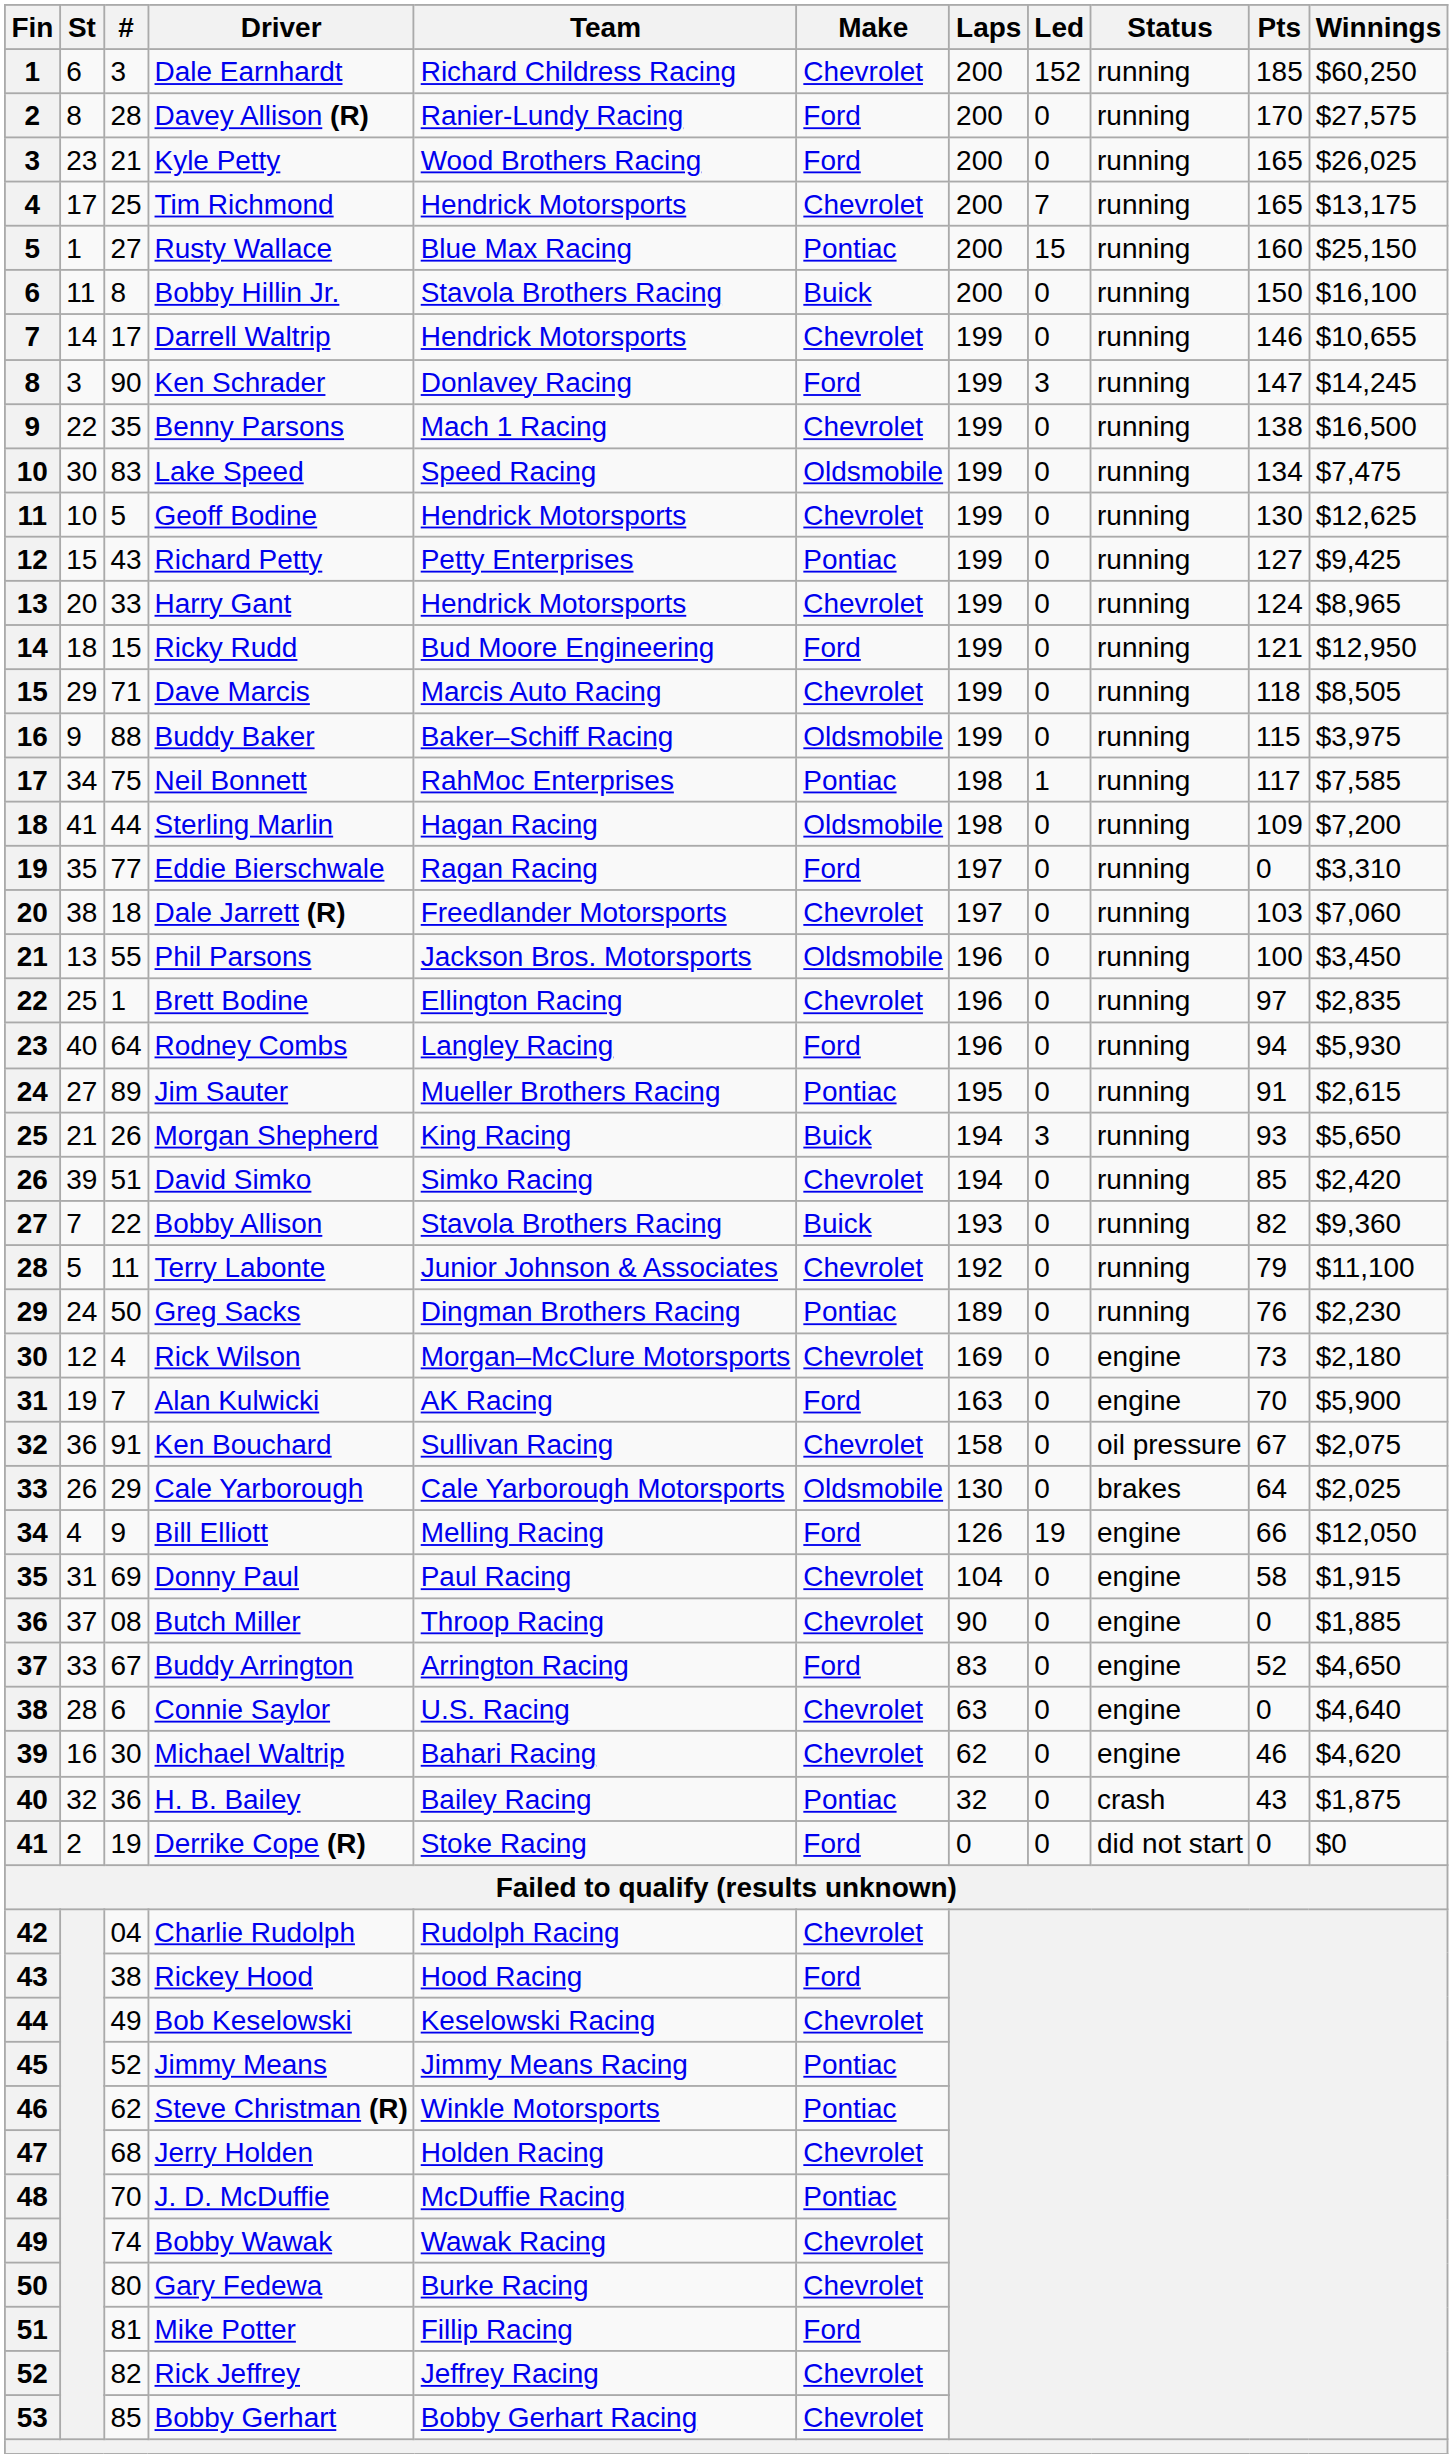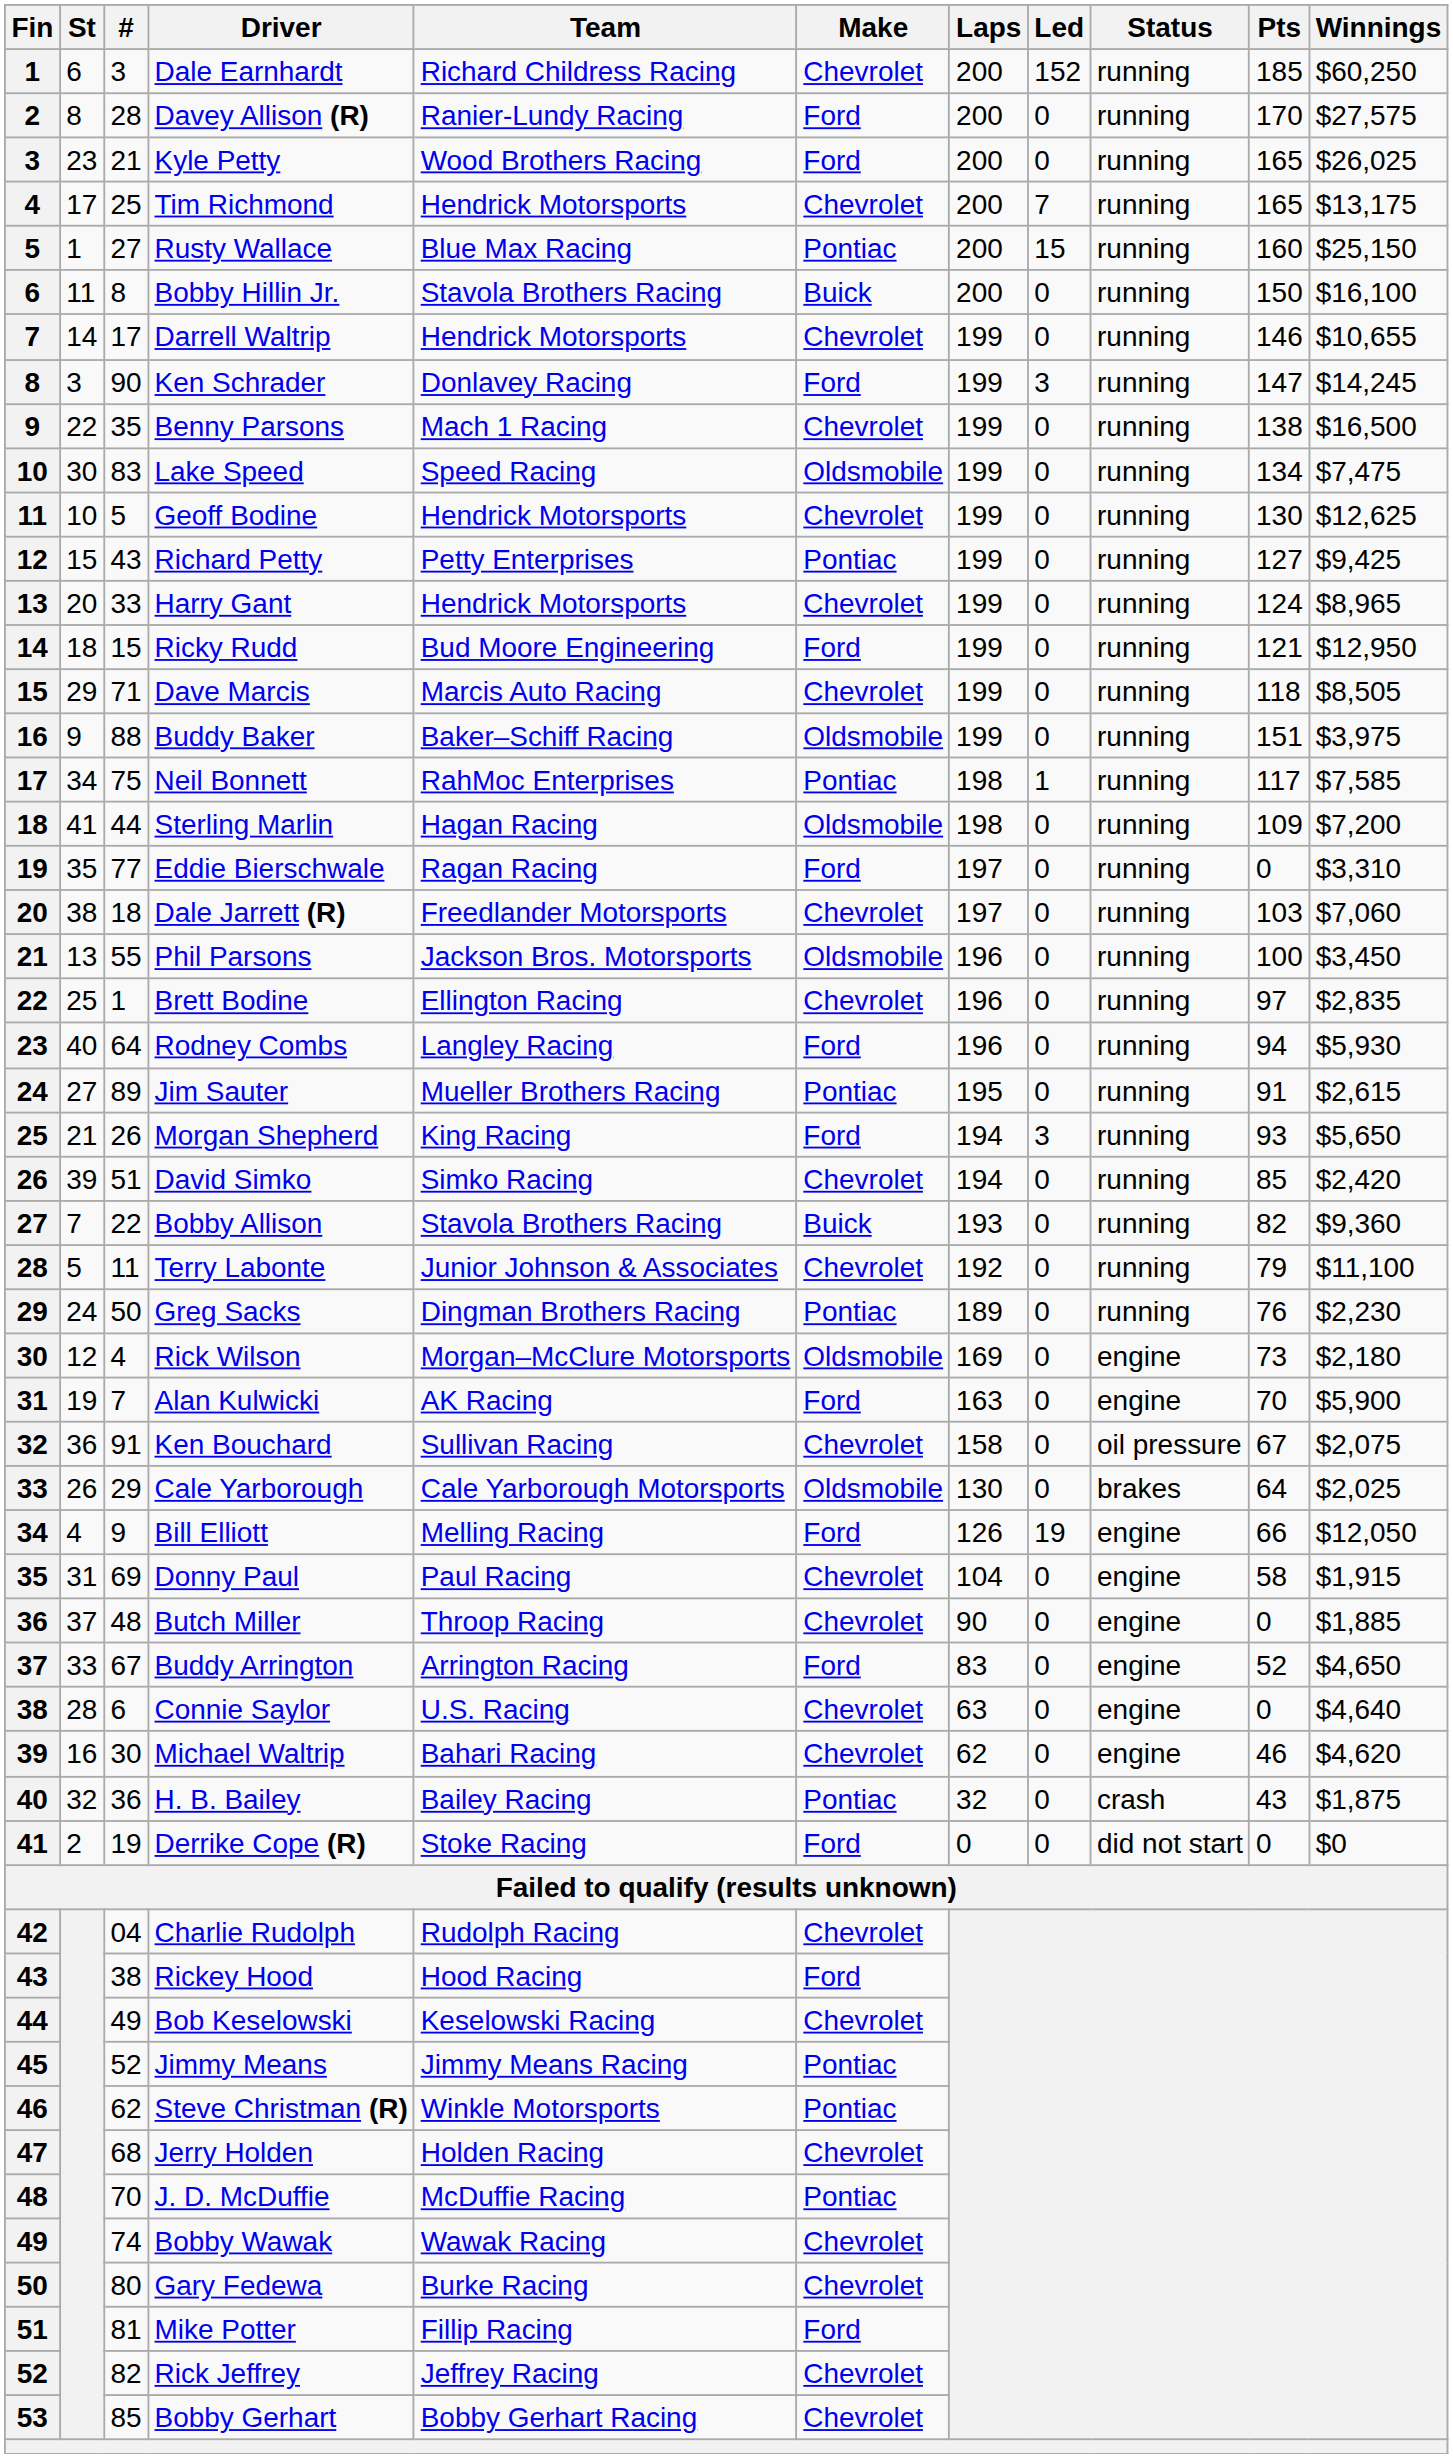(1278, 736) 115 -> (1279, 736) 151
(838, 1134) Buick -> (832, 1134) Ford
(863, 1355) Chevrolet -> (873, 1355) Oldsmobile
(126, 1621) 08 -> (126, 1621) 48
